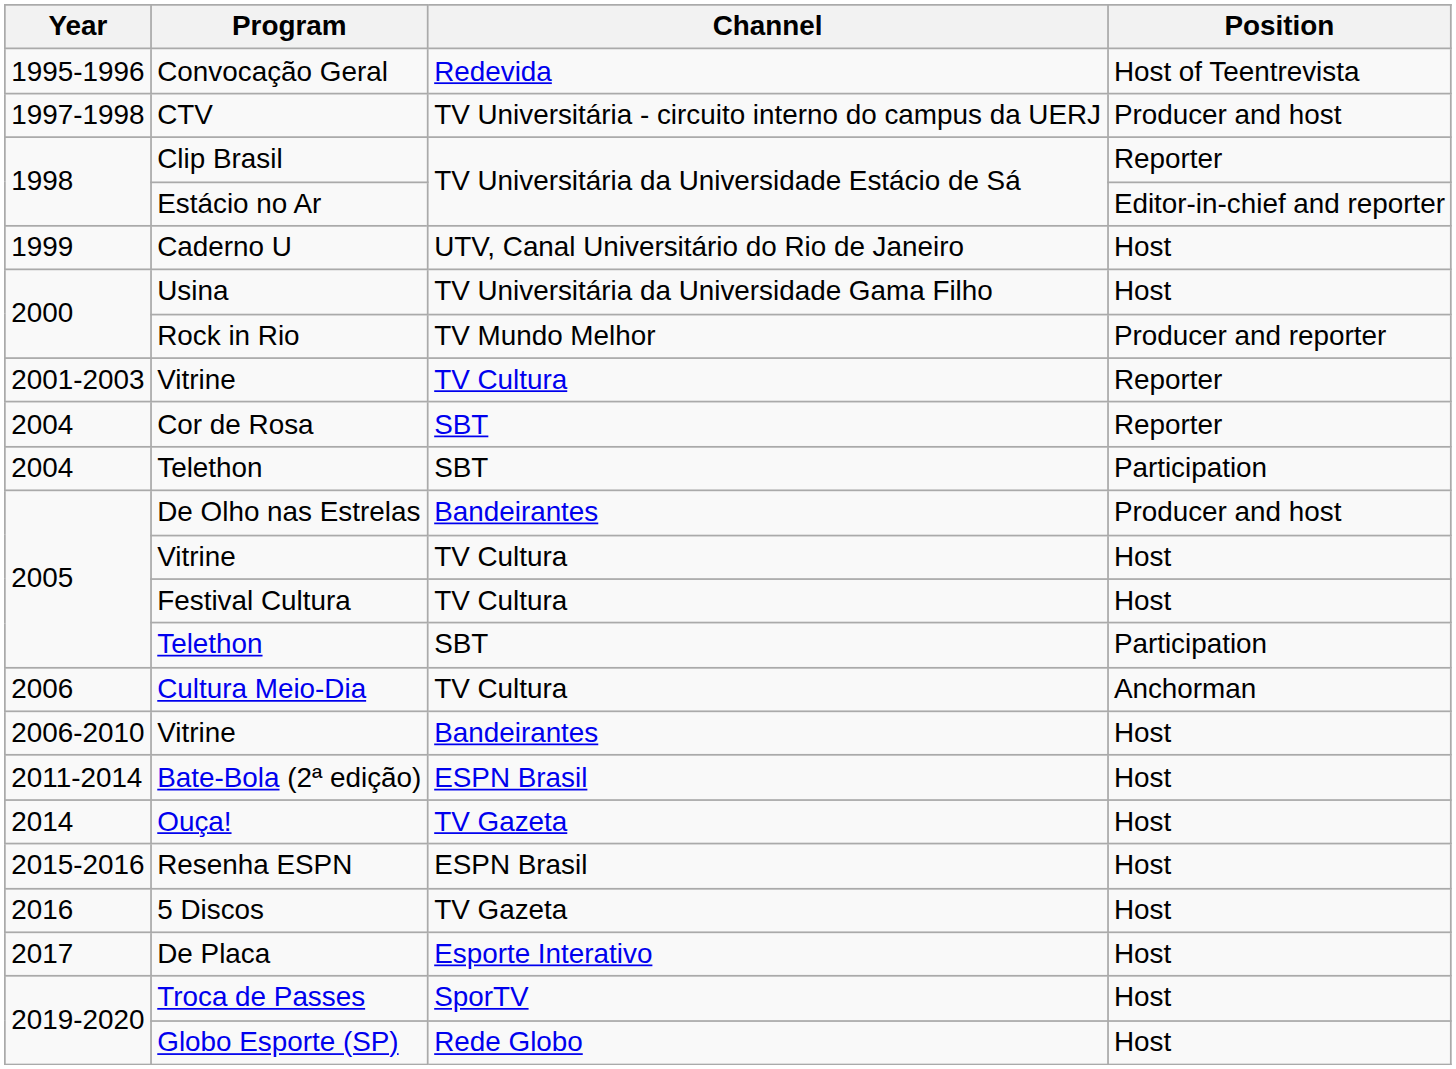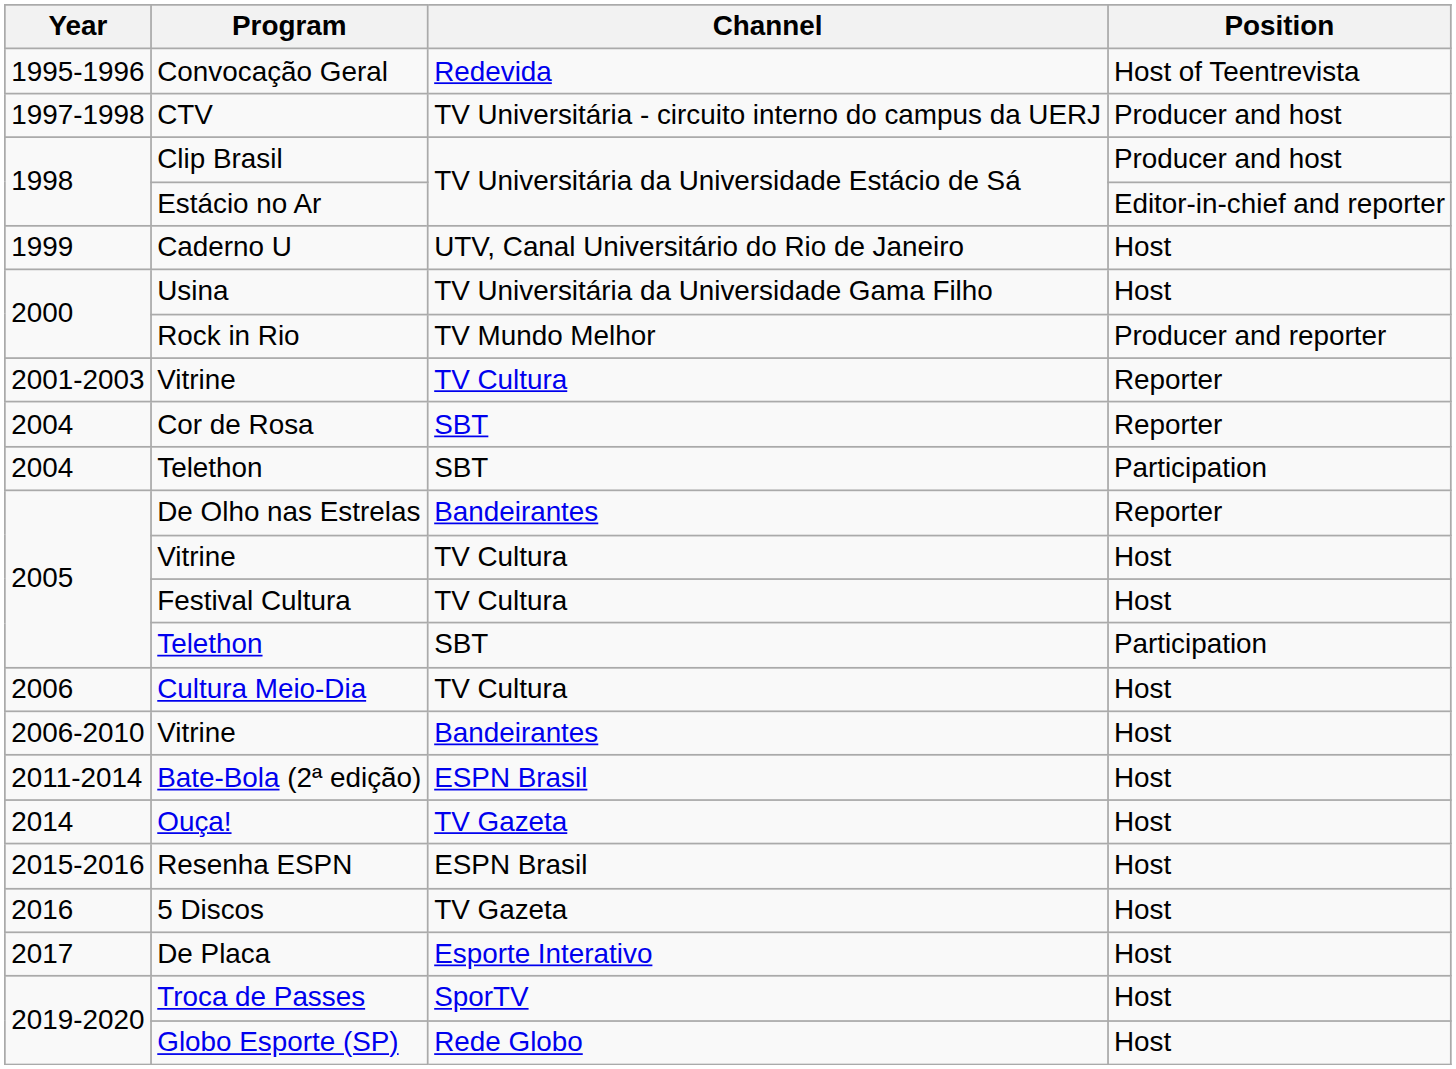(1168, 159) Reporter -> (1228, 159) Producer and host
(1228, 512) Producer and host -> (1168, 512) Reporter
(1185, 688) Anchorman -> (1143, 688) Host
